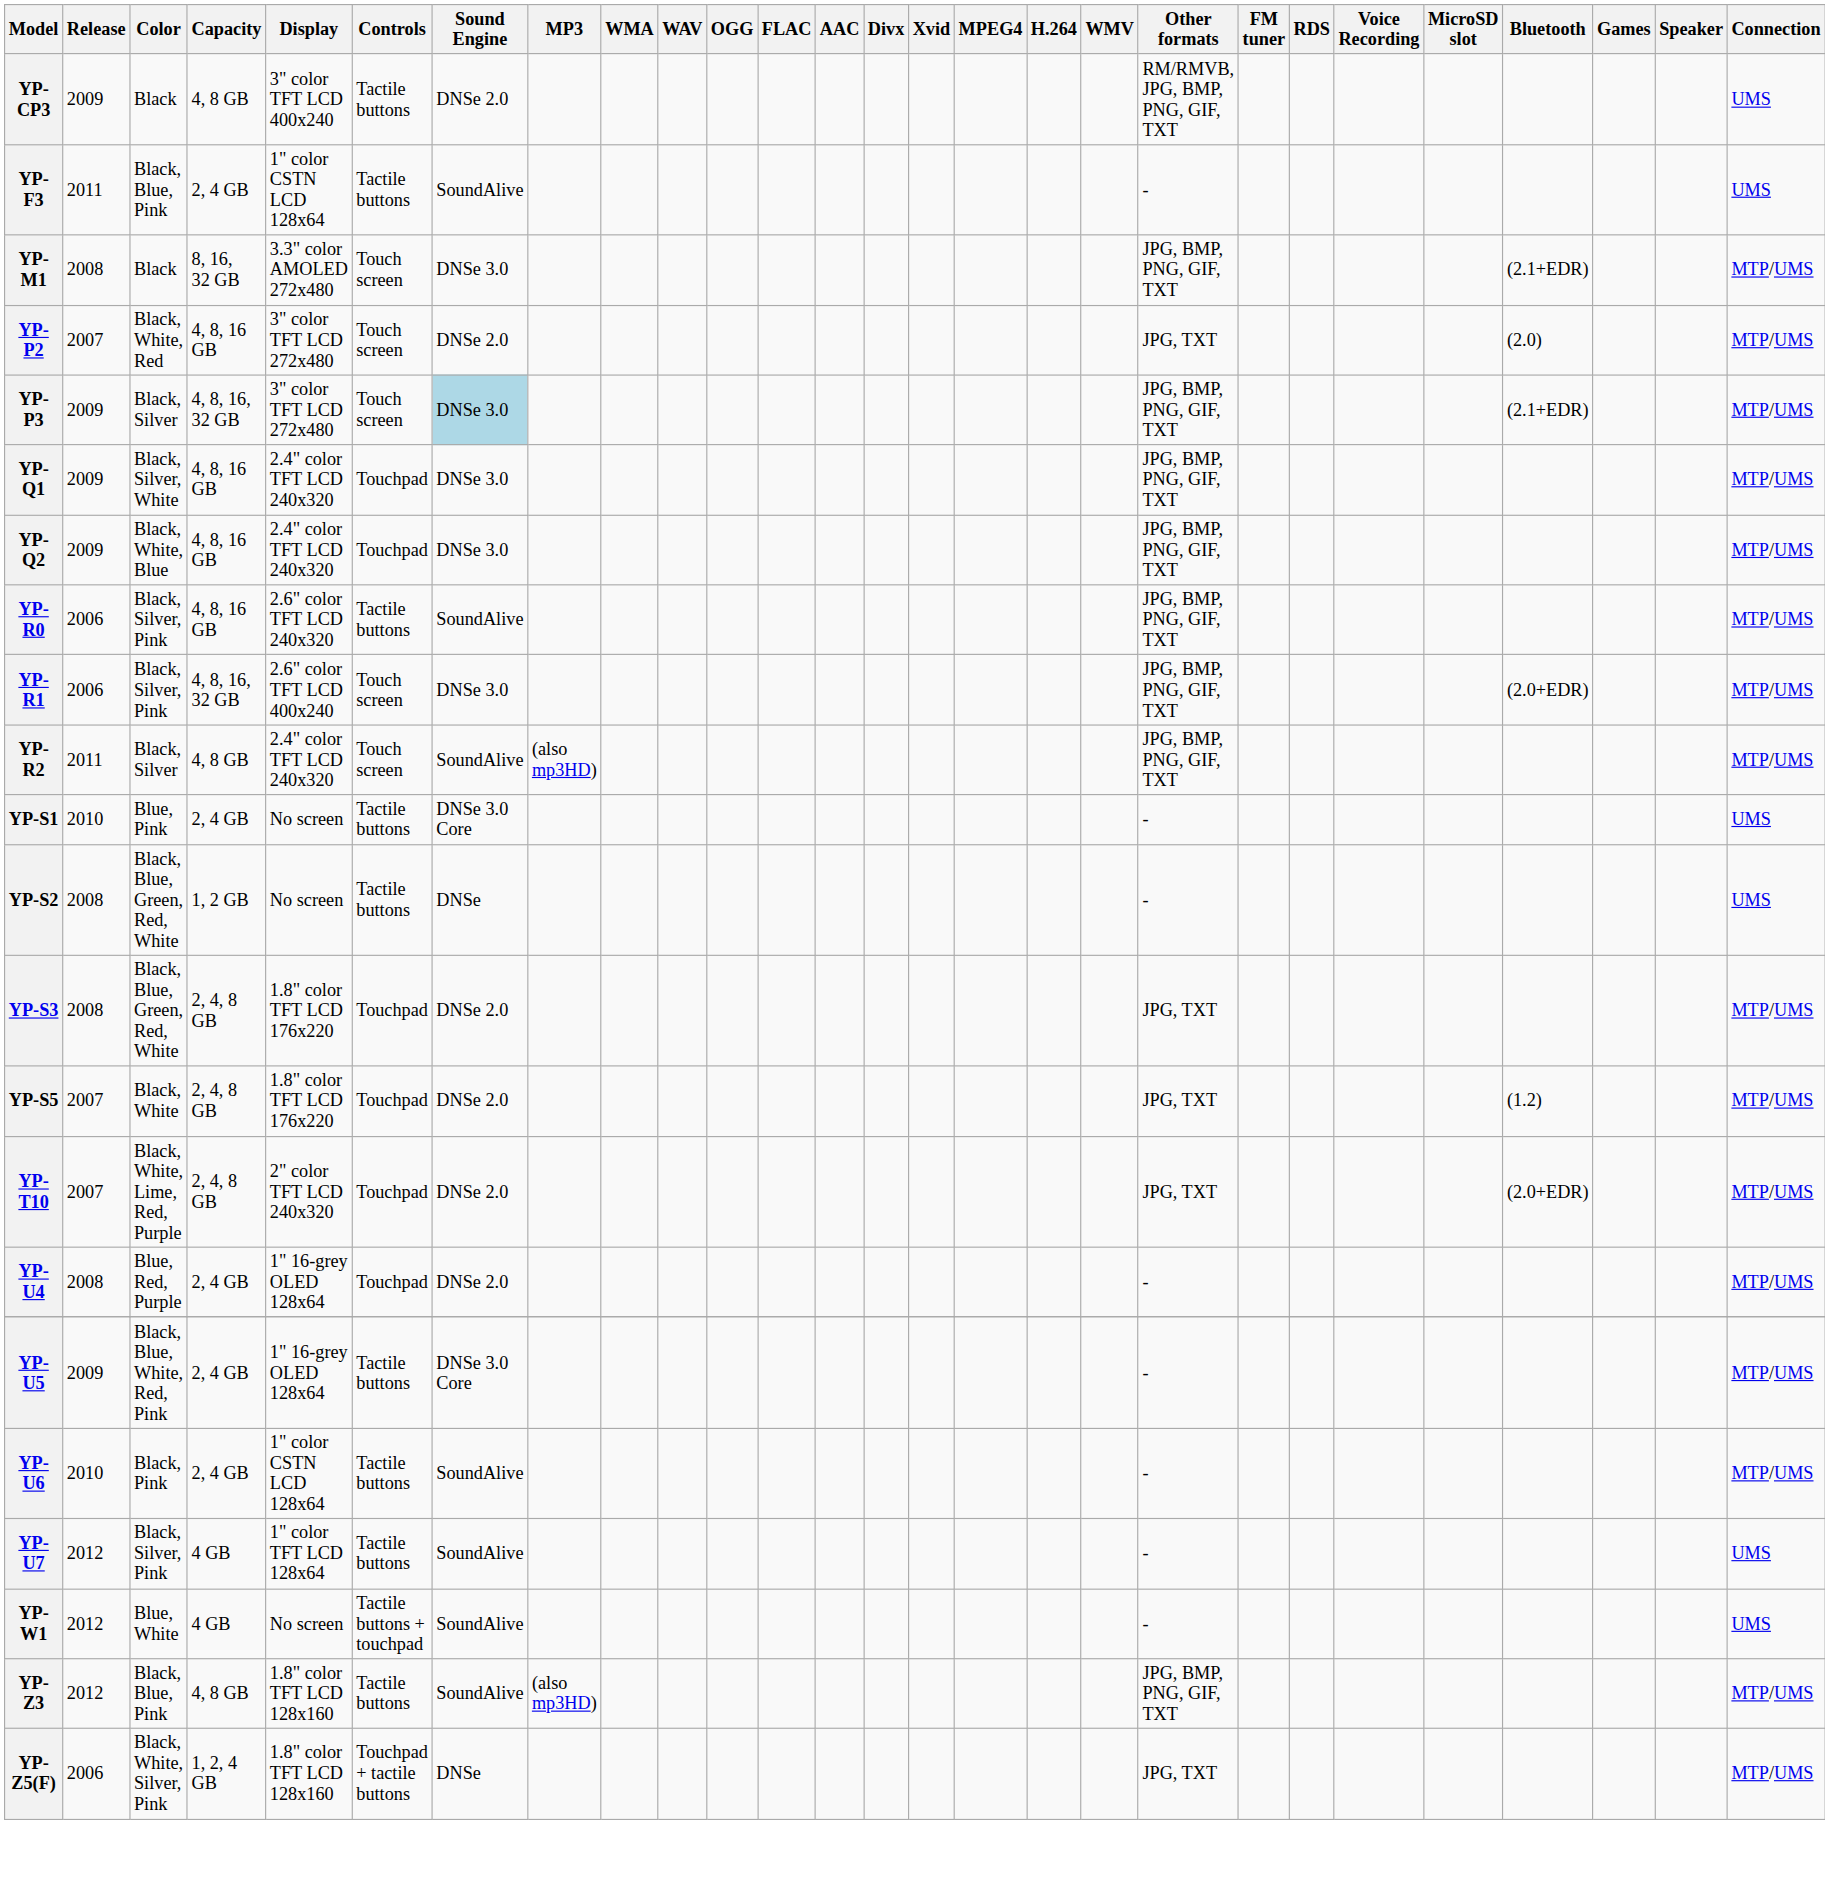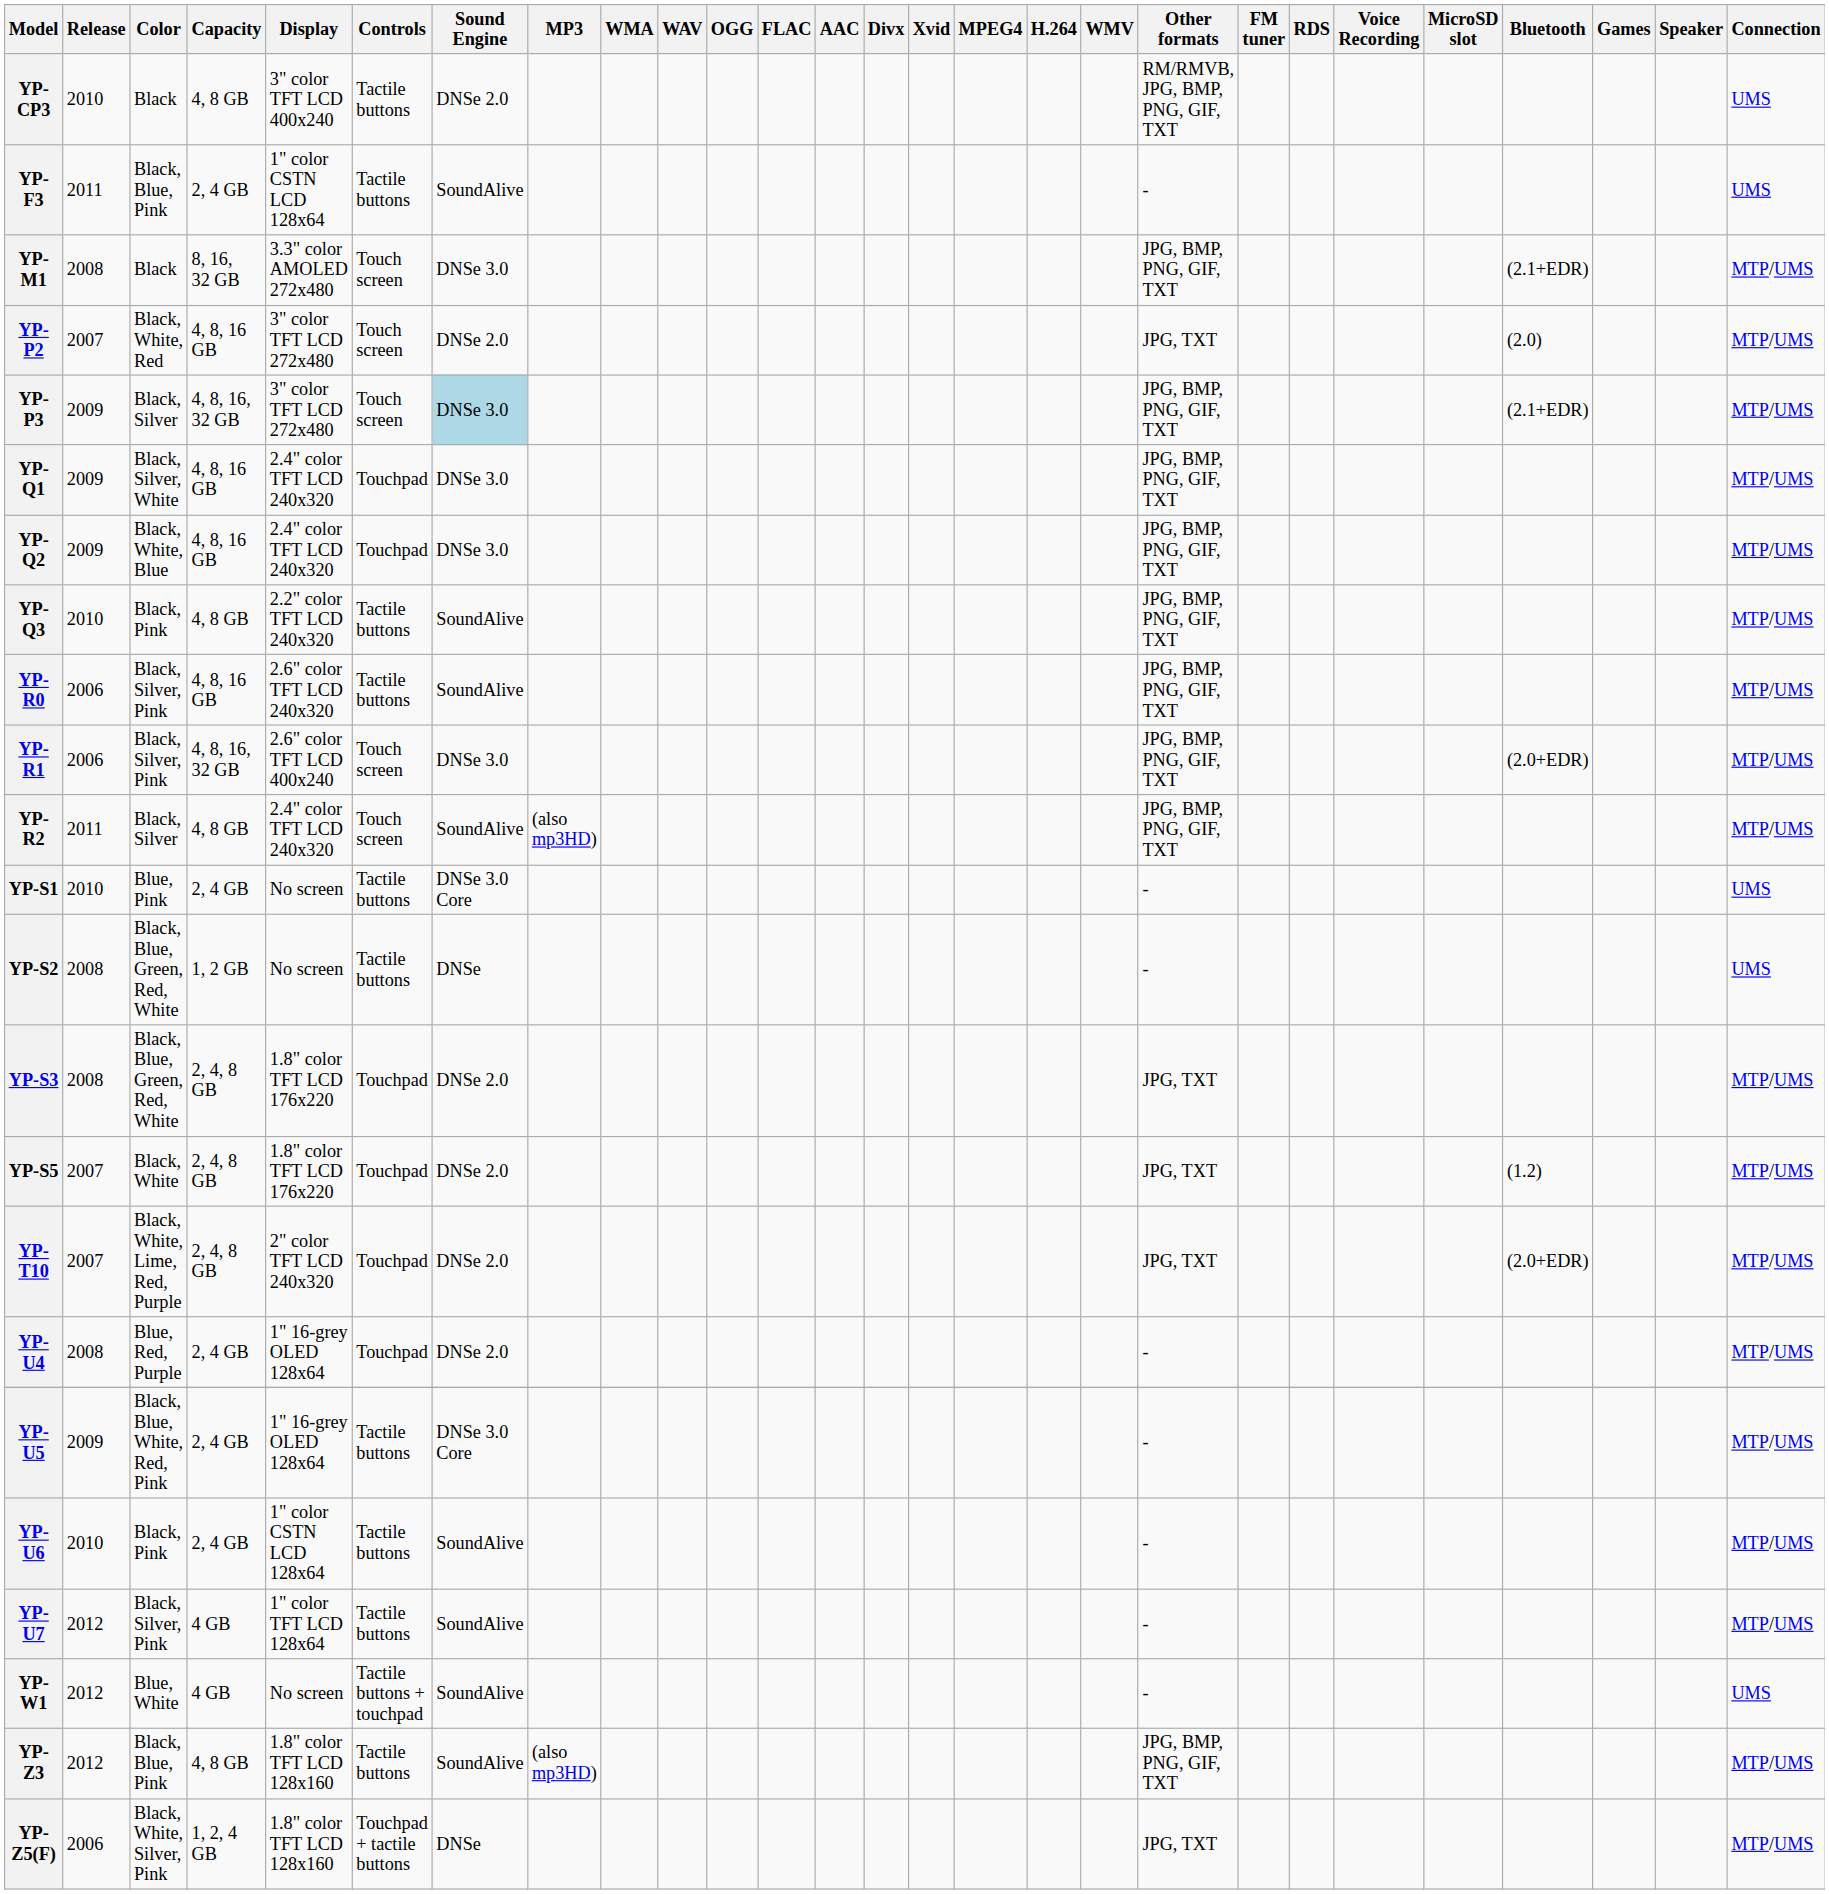(85, 99) 2009 -> (85, 99) 2010
+ row: (34, 619)
(1751, 1553) UMS -> (1772, 1623) MTP/UMS
